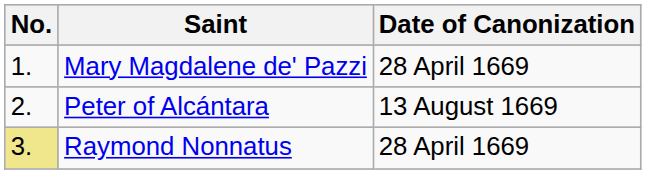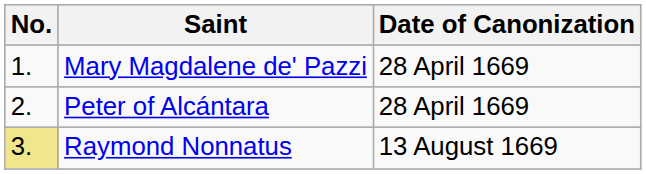(468, 106) 13 August 1669 -> (454, 106) 28 April 1669
(454, 147) 28 April 1669 -> (468, 147) 13 August 1669
